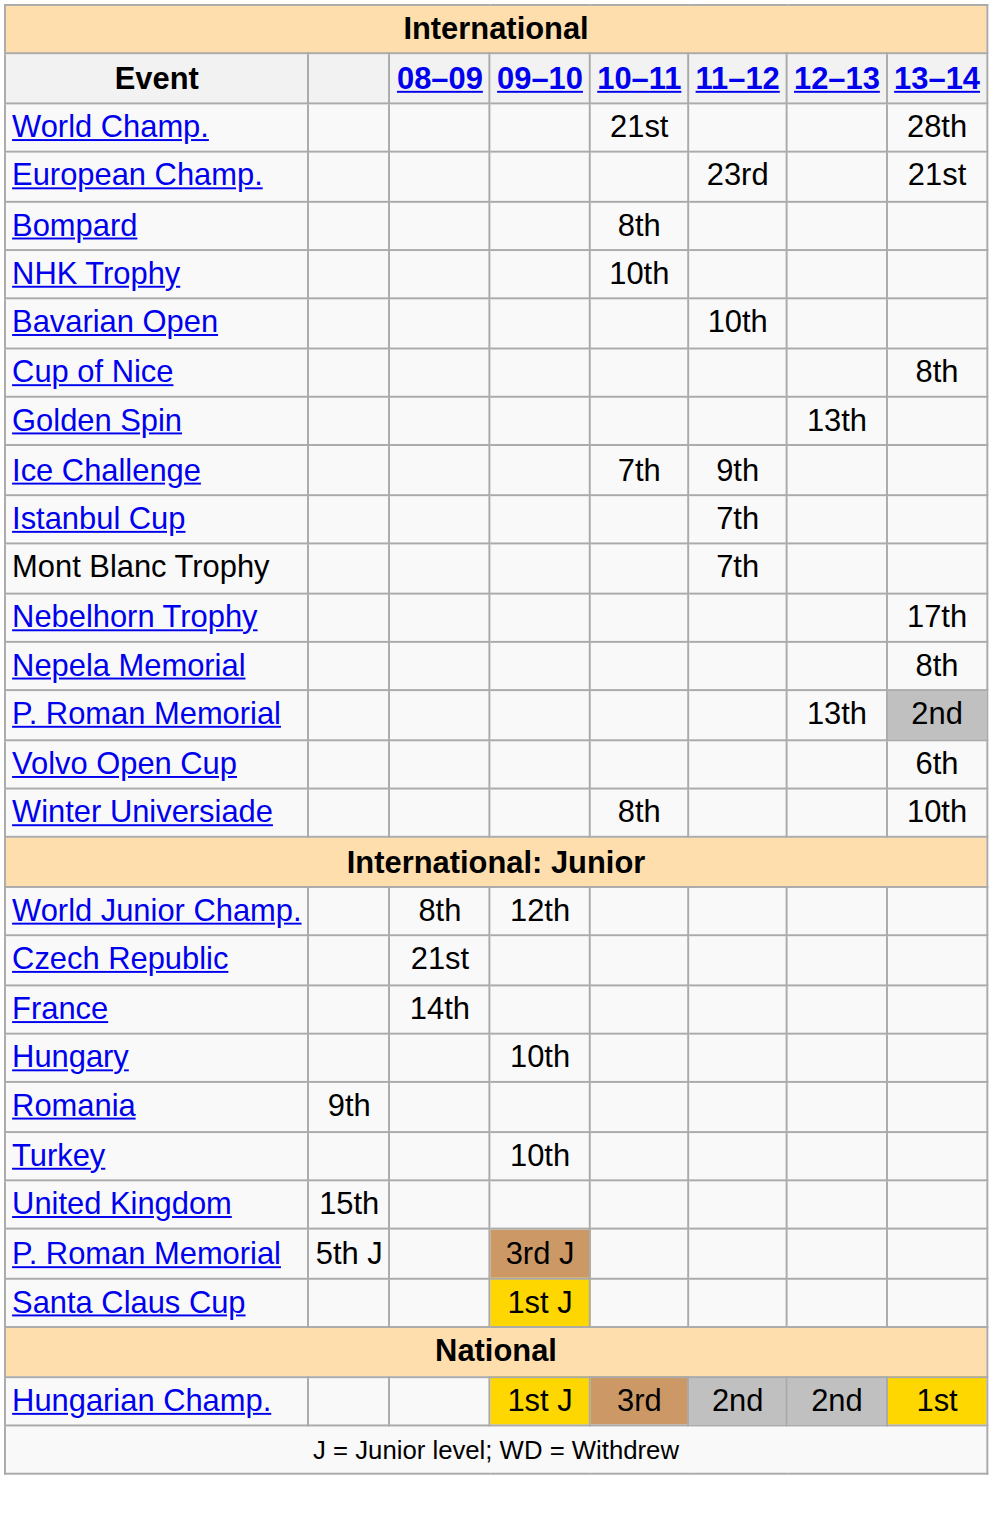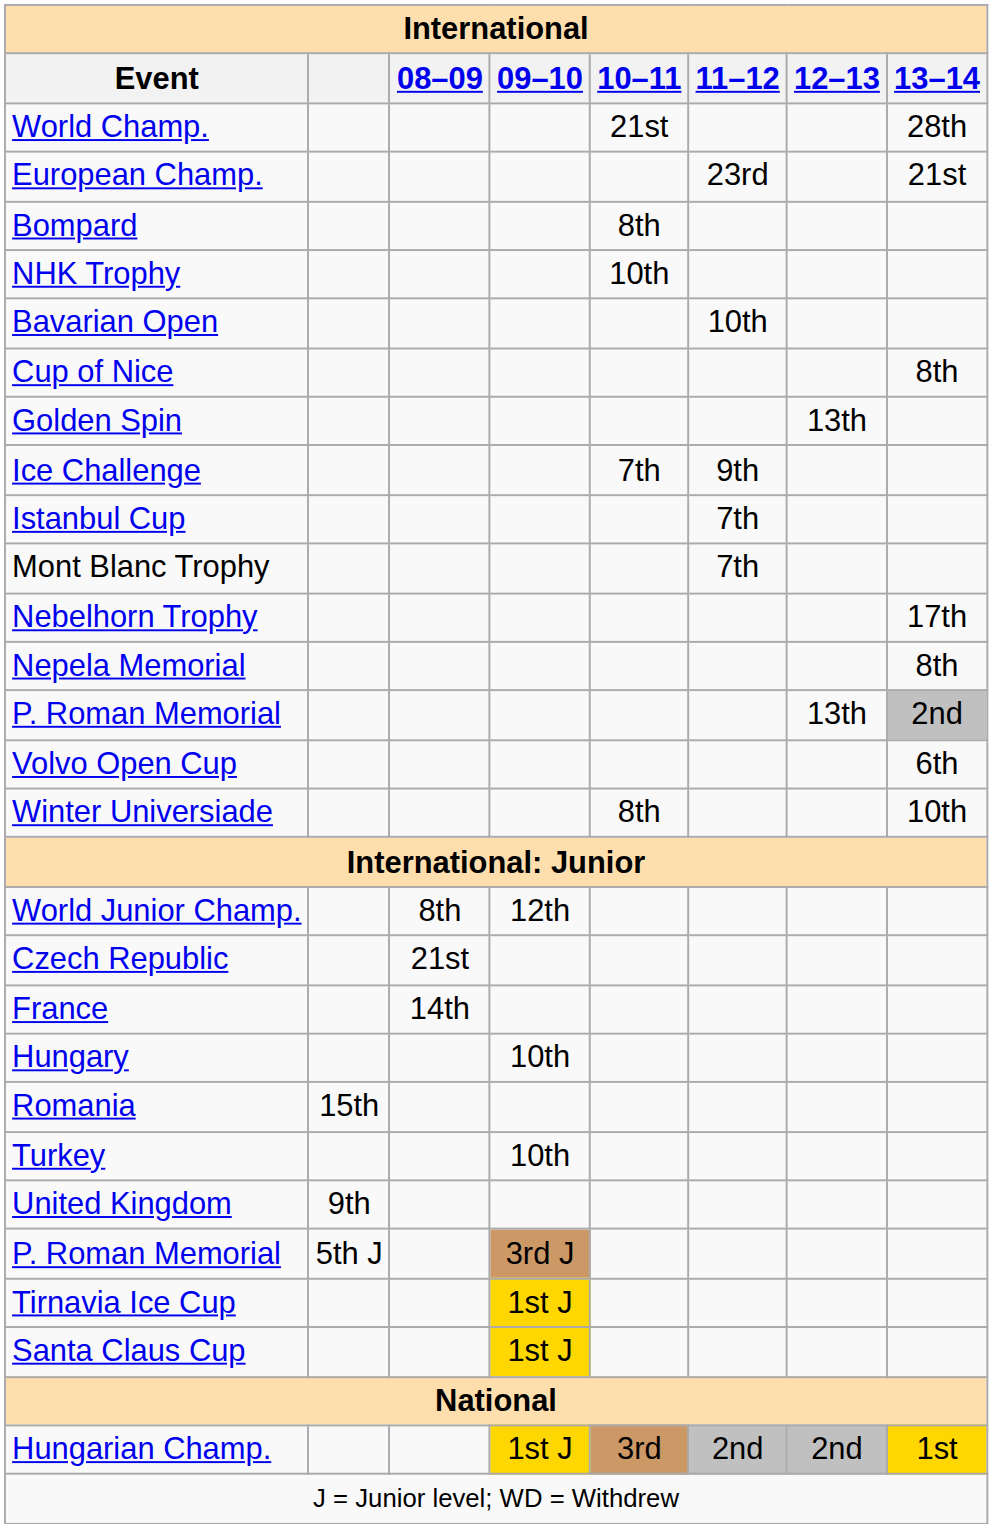(349, 1106) 9th -> (349, 1106) 15th
(349, 1204) 15th -> (349, 1204) 9th
+ row: (124, 1302)
